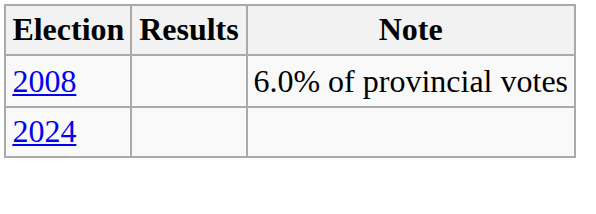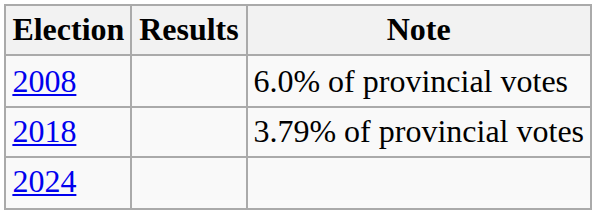+ row: (44, 131)
